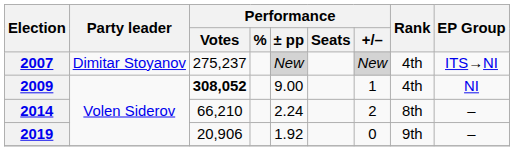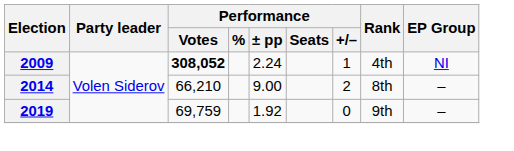- row: (37, 63)
(289, 87) 9.00 -> (267, 63) 2.24
(289, 110) 2.24 -> (267, 87) 9.00
(220, 134) 20,906 -> (198, 110) 69,759
